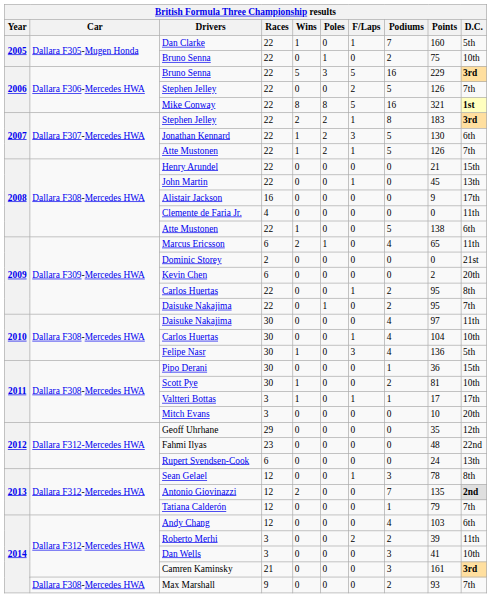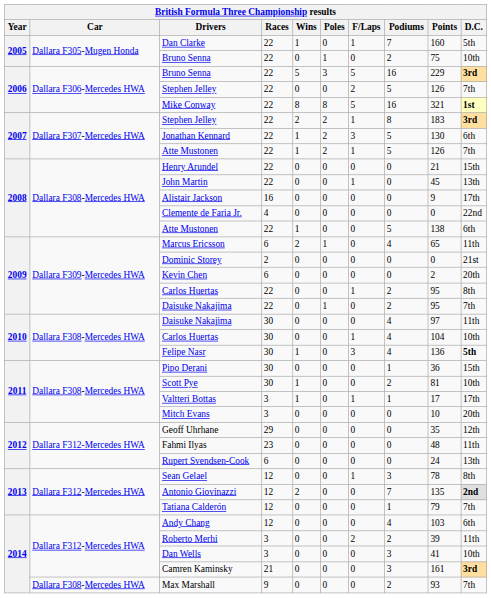(471, 213) 11th -> (472, 213) 22nd
(469, 352) normal -> (470, 352) bold
(472, 445) 22nd -> (471, 445) 11th
